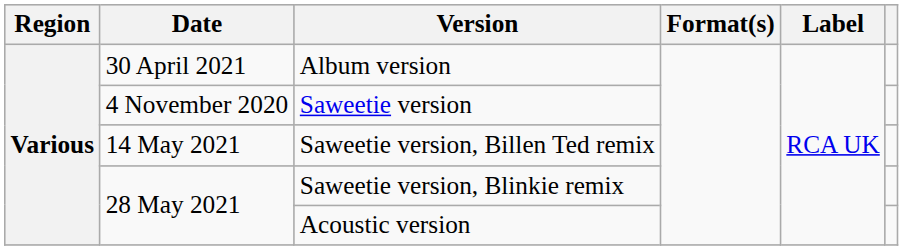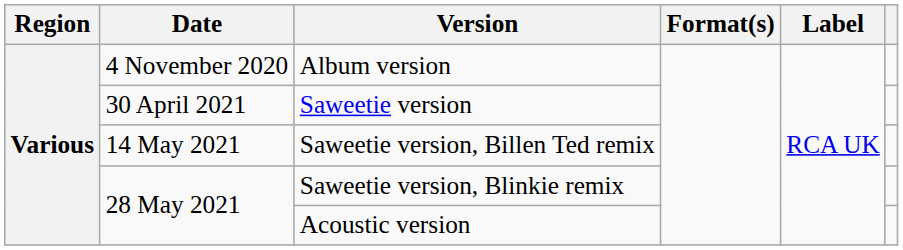(176, 64) 30 April 2021 -> (197, 64) 4 November 2020
(197, 104) 4 November 2020 -> (176, 104) 30 April 2021
